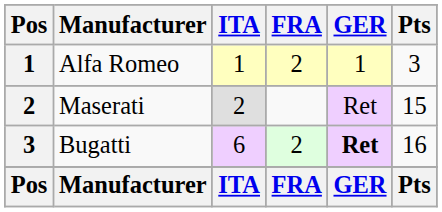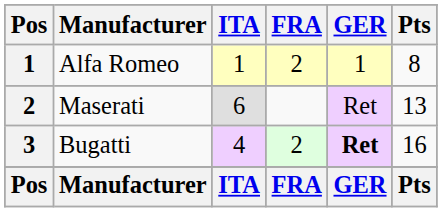(414, 64) 3 -> (414, 64) 8
(239, 105) 2 -> (239, 105) 6
(414, 105) 15 -> (414, 105) 13
(239, 145) 6 -> (239, 145) 4
